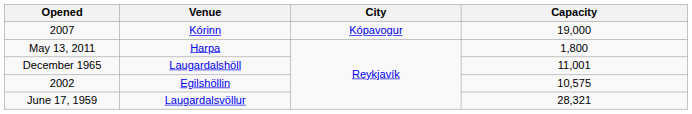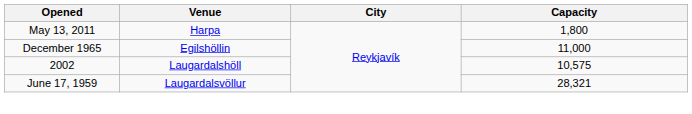- row: (62, 30)
(205, 65) Laugardalshöll -> (205, 48) Egilshöllin
(574, 65) 11,001 -> (574, 48) 11,000
(205, 83) Egilshöllin -> (205, 65) Laugardalshöll
